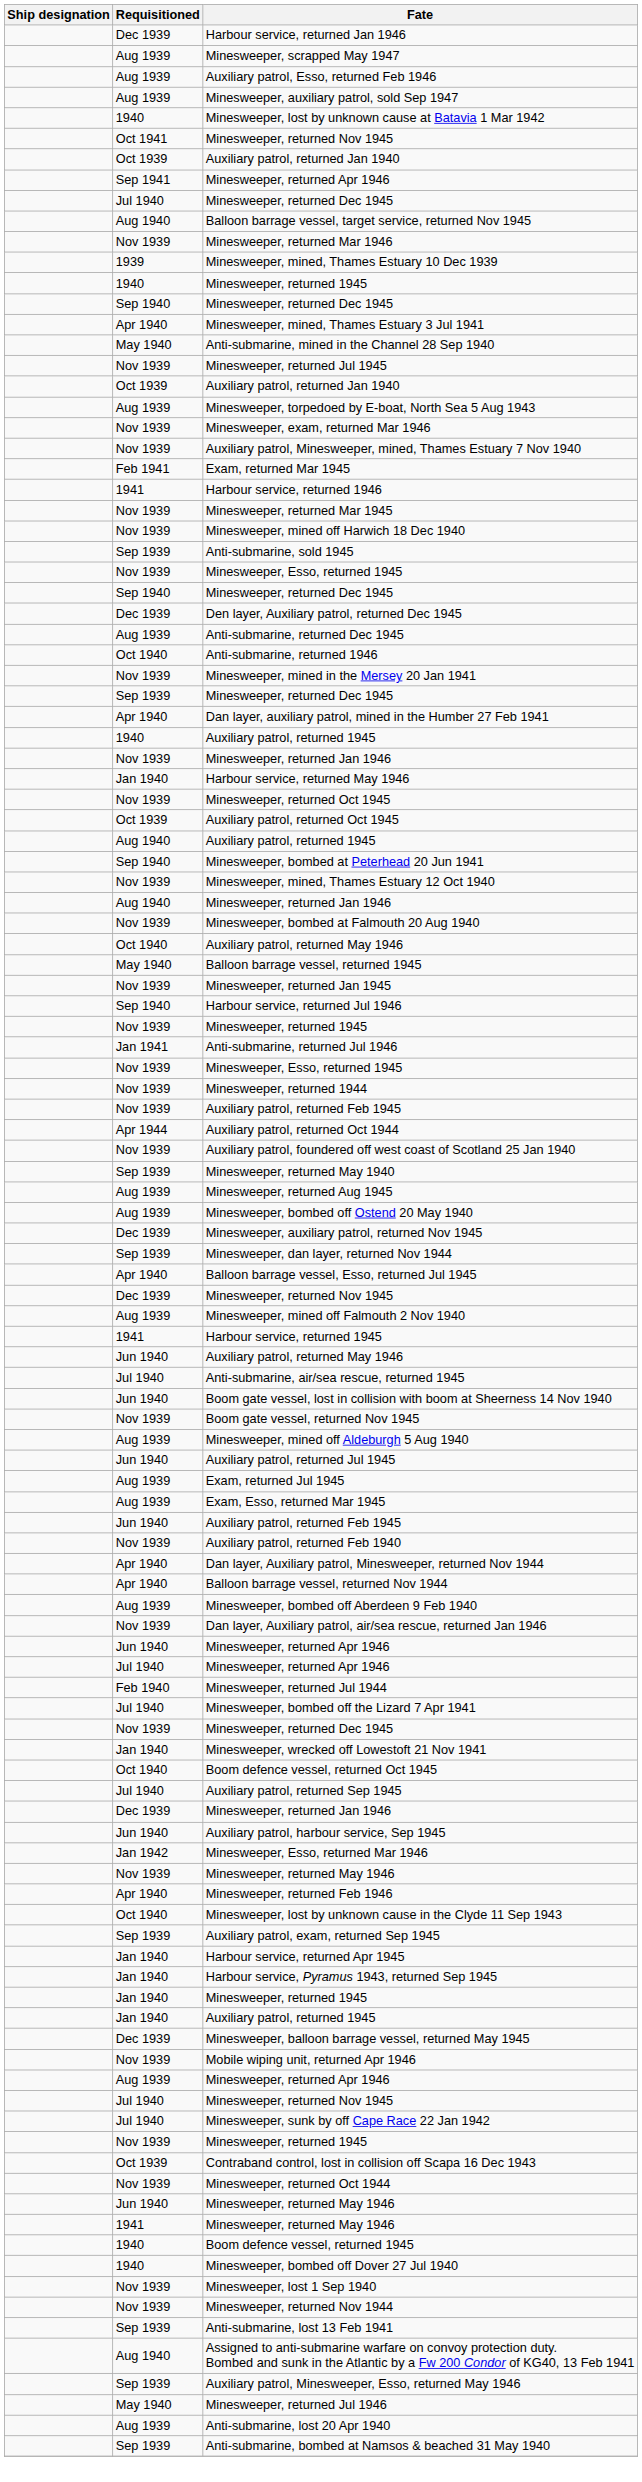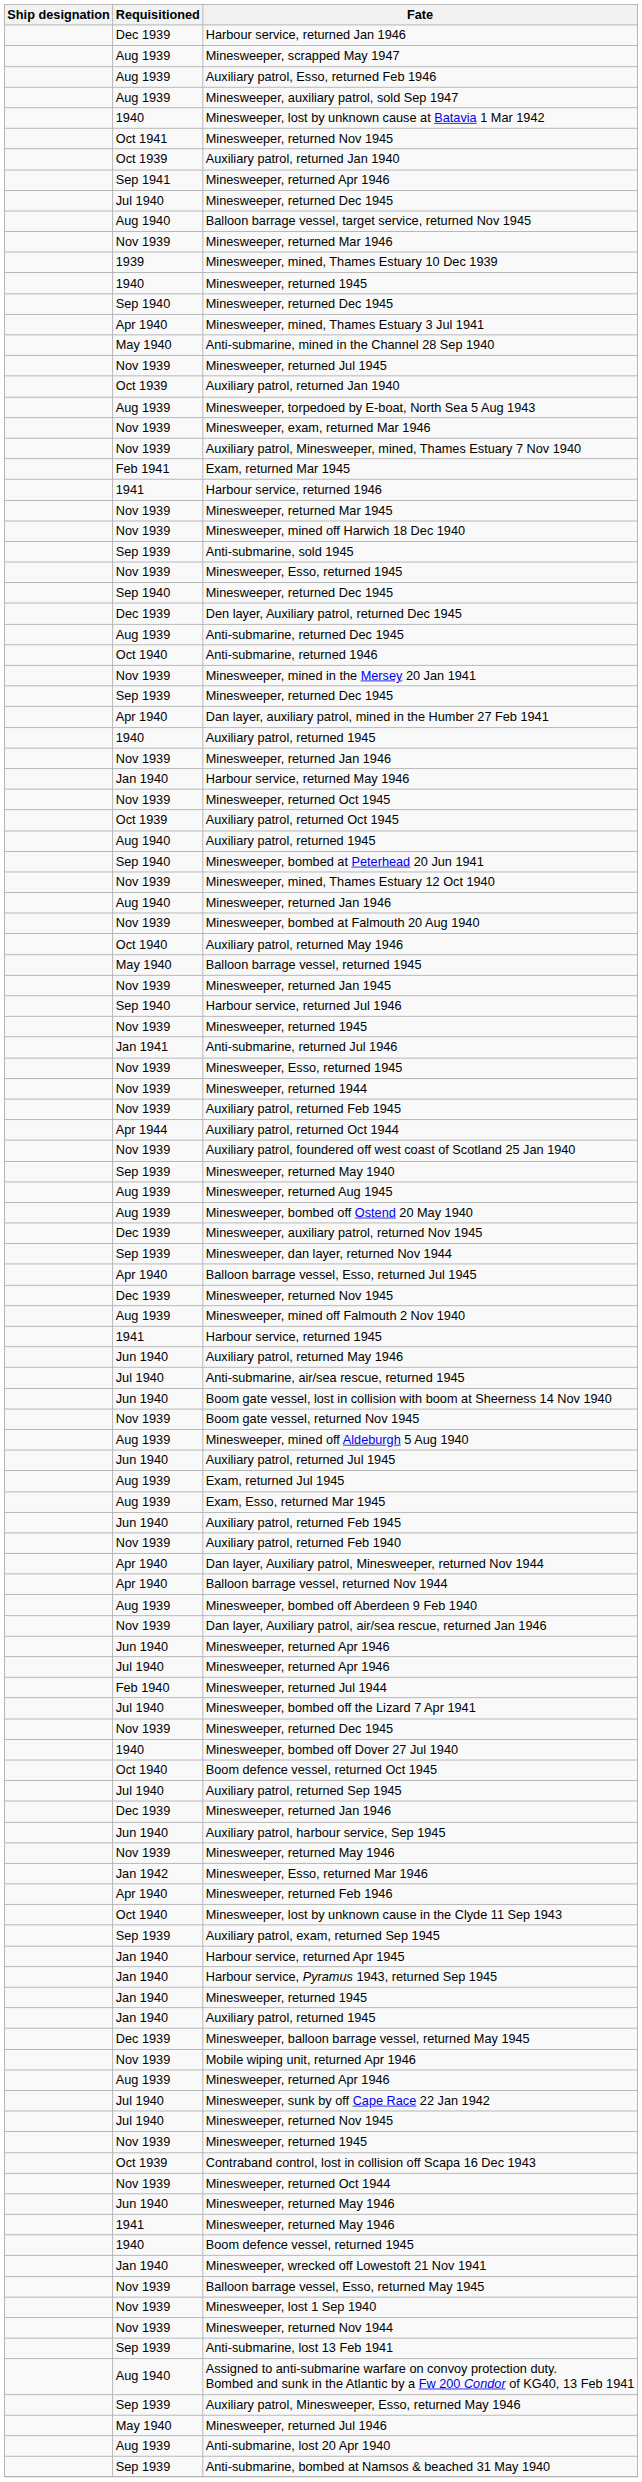rows swapped: (130, 2265) <-> (142, 1749)
rows swapped: (143, 1873) <-> (142, 1852)
rows swapped: (140, 2121) <-> (140, 2100)
+ row: (143, 2286)
